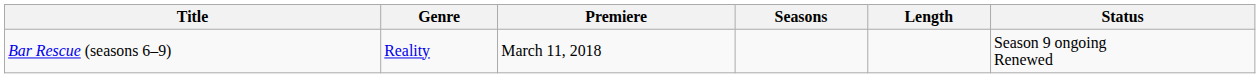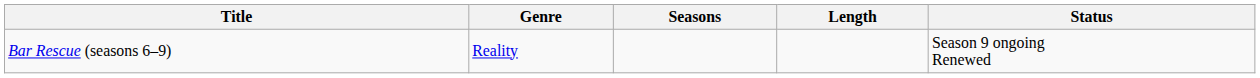- column: (616, 17)
